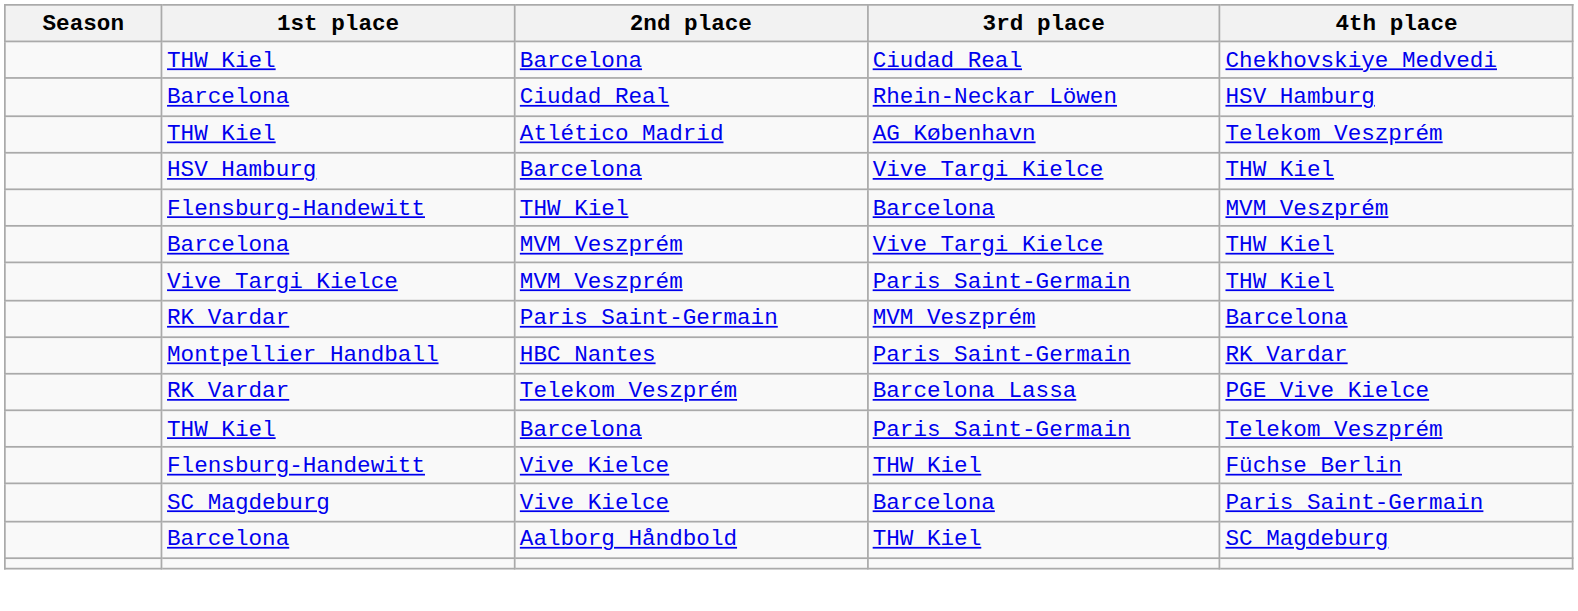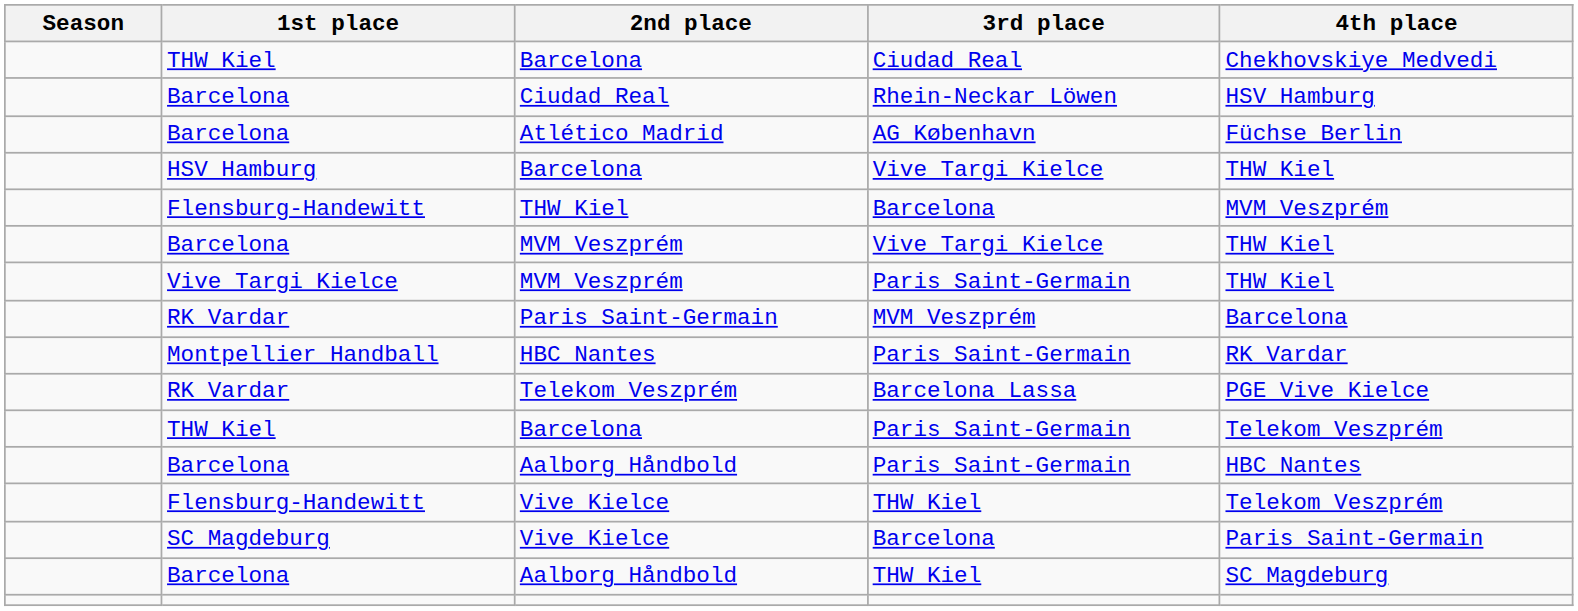(221, 134) THW Kiel -> (228, 134) Barcelona
(1334, 134) Telekom Veszprém -> (1314, 134) Füchse Berlin
+ row: (628, 466)
(1314, 466) Füchse Berlin -> (1334, 503) Telekom Veszprém
